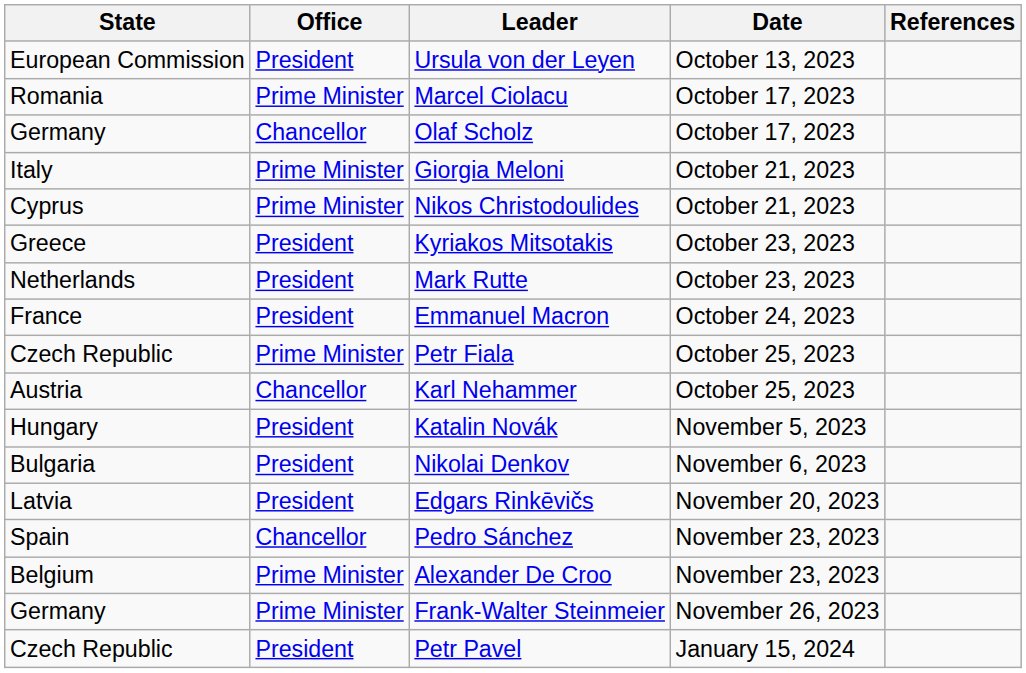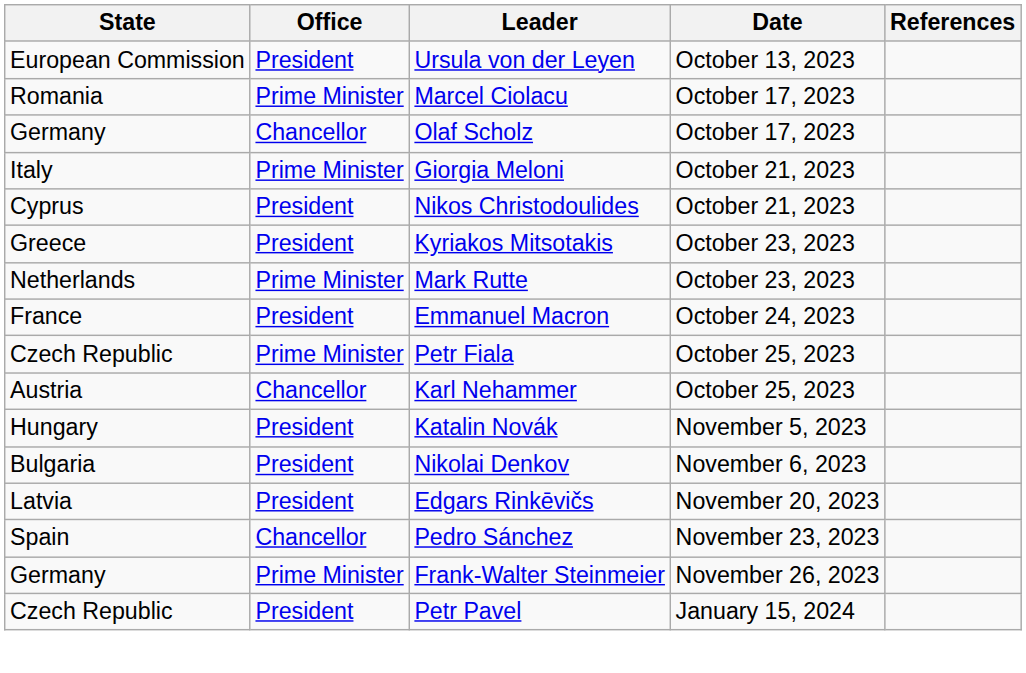(330, 206) Prime Minister -> (304, 206) President
(304, 280) President -> (330, 280) Prime Minister
- row: (513, 574)
